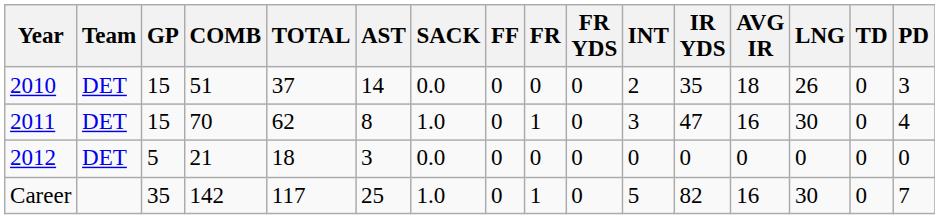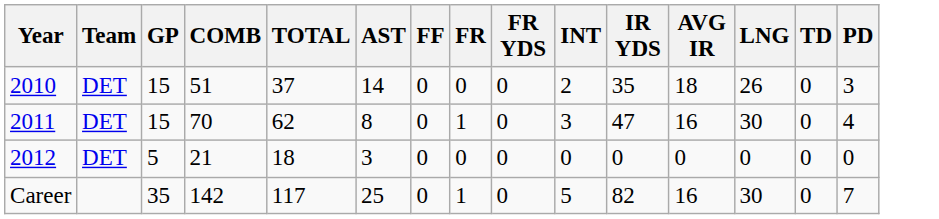- column: (448, 35)
